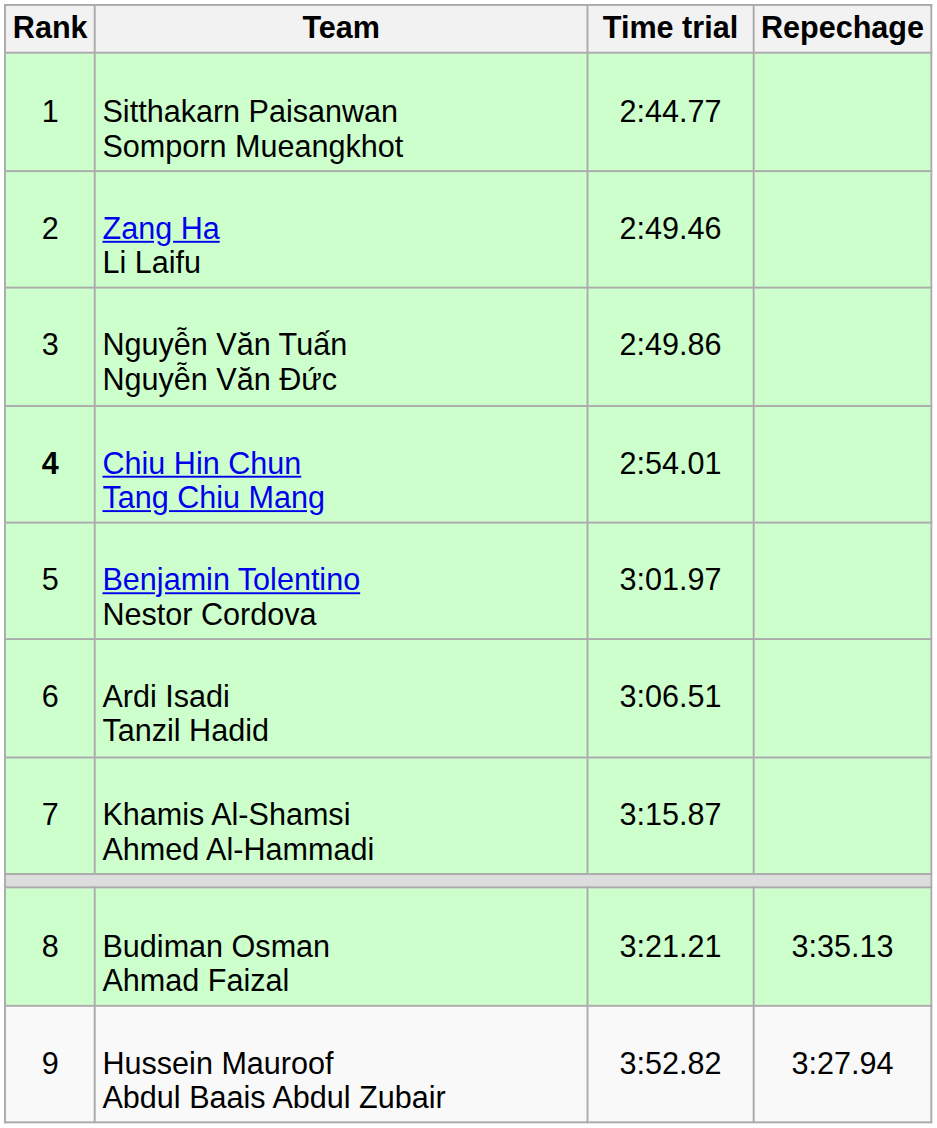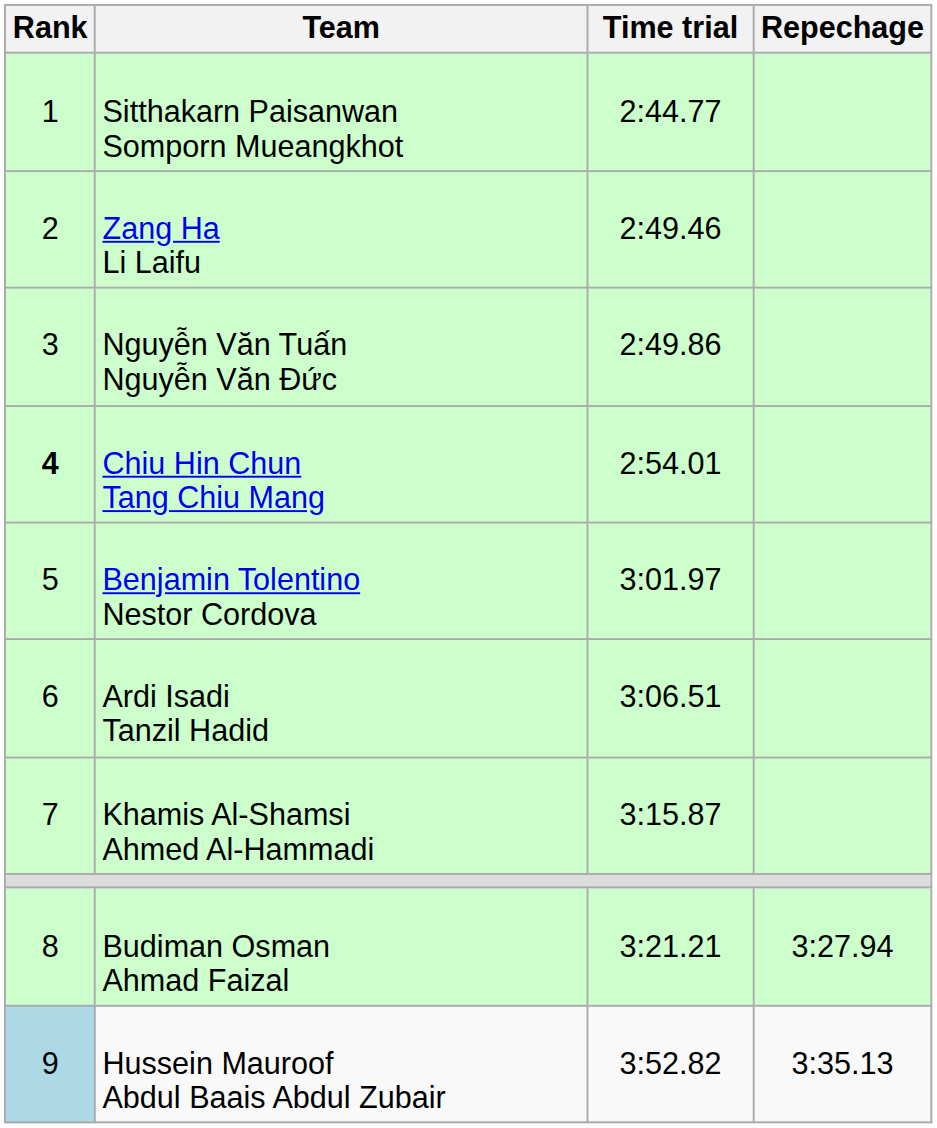(842, 946) 3:35.13 -> (842, 946) 3:27.94
(50, 1063) no background -> (50, 1063) lightblue background
(842, 1063) 3:27.94 -> (842, 1063) 3:35.13
